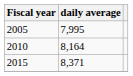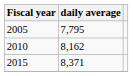(72, 29) 7,995 -> (72, 29) 7,795
(72, 46) 8,164 -> (72, 46) 8,162
